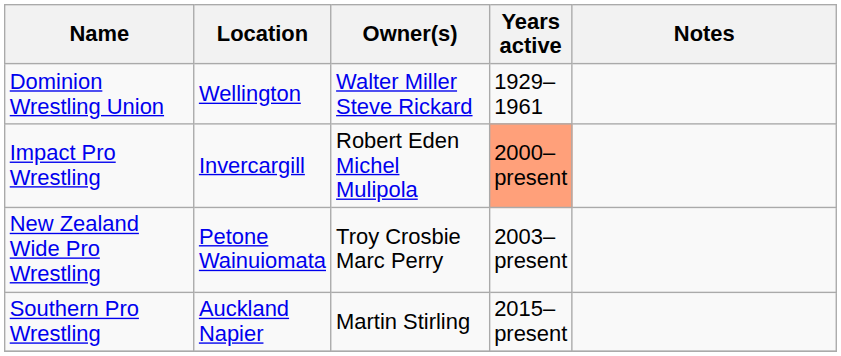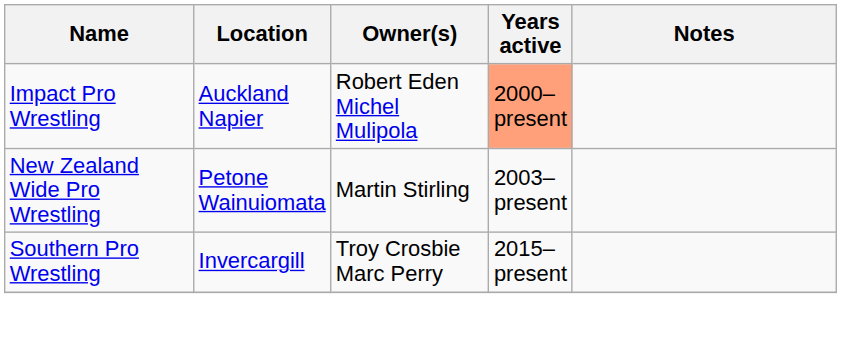- row: (87, 93)
(252, 165) Invercargill -> (244, 105) Auckland Napier
(398, 249) Troy Crosbie Marc Perry -> (403, 190) Martin Stirling
(244, 321) Auckland Napier -> (252, 261) Invercargill
(403, 321) Martin Stirling -> (398, 261) Troy Crosbie Marc Perry
